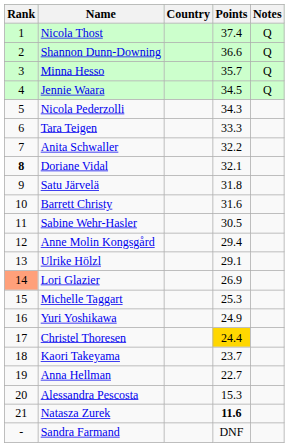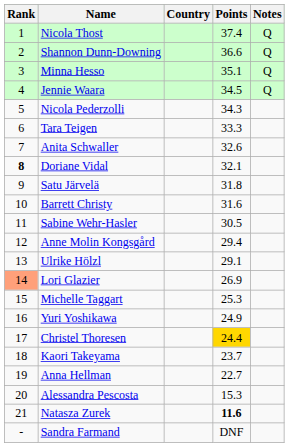(231, 71) 35.7 -> (231, 71) 35.1
(231, 147) 32.2 -> (231, 147) 32.6
